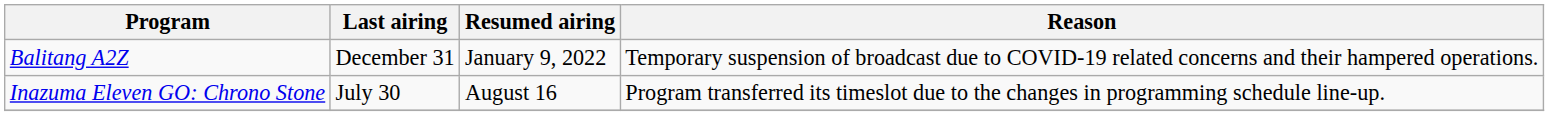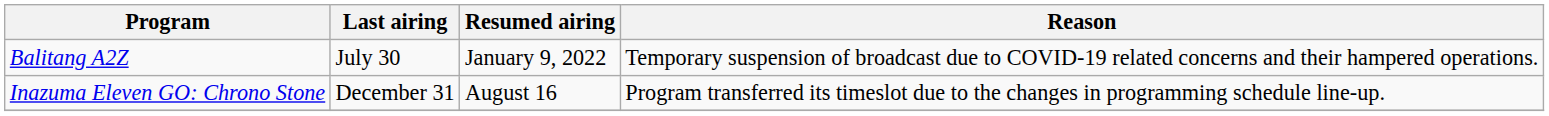(395, 57) December 31 -> (368, 57) July 30
(368, 92) July 30 -> (395, 92) December 31
